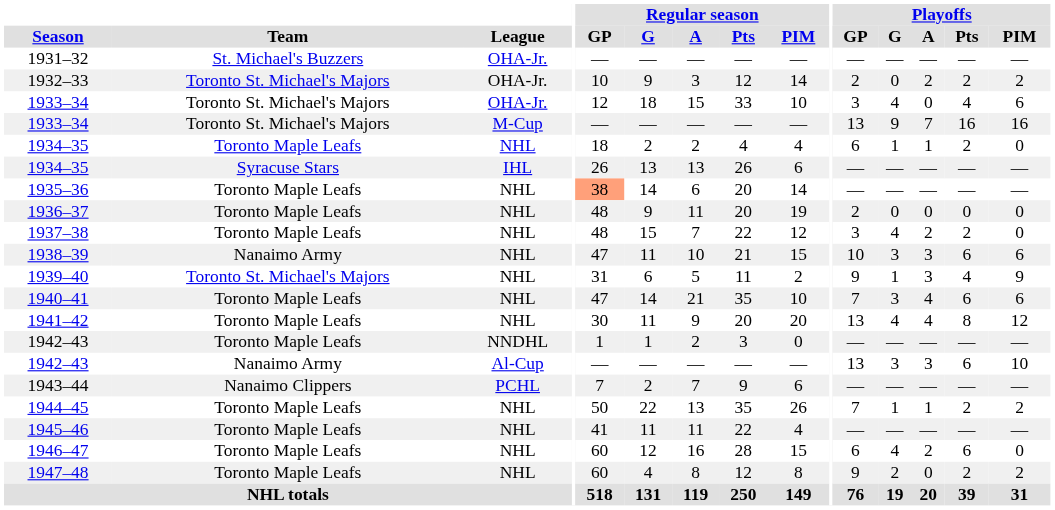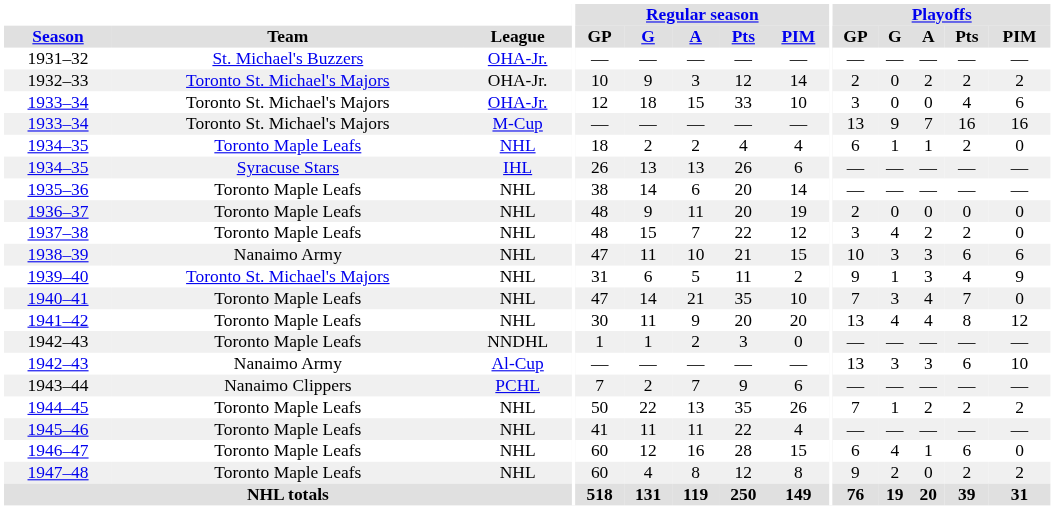(895, 102) 4 -> (895, 102) 0
(600, 189) lightsalmon background -> (600, 189) no background
(967, 298) 6 -> (967, 298) 7
(1019, 298) 6 -> (1019, 298) 0
(928, 407) 1 -> (928, 407) 2
(928, 450) 2 -> (928, 450) 1
